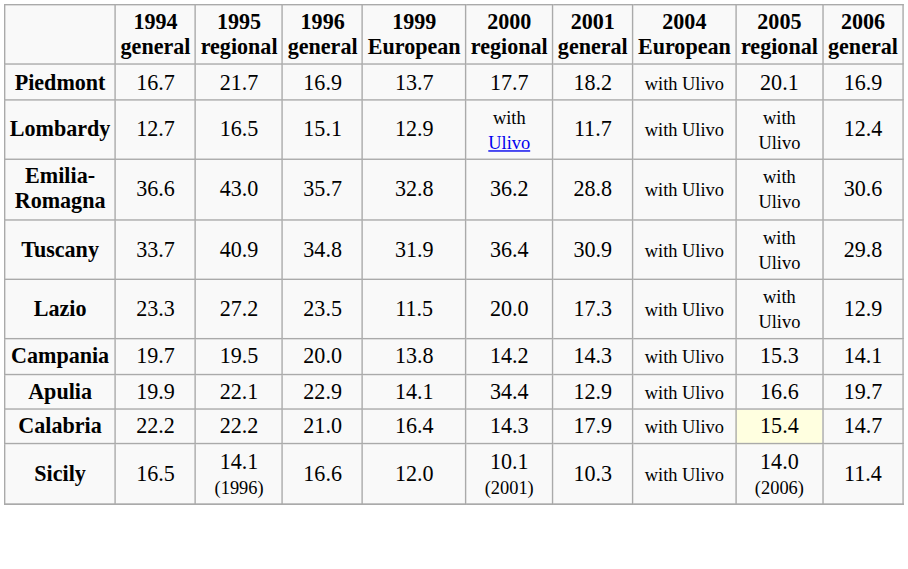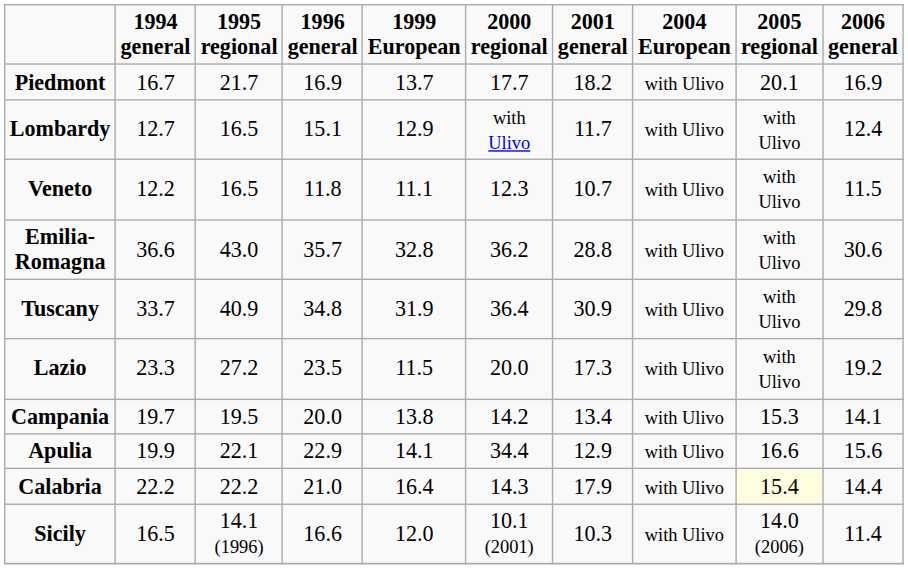+ row: (60, 189)
(863, 308) 12.9 -> (863, 368) 19.2
(593, 356) 14.3 -> (593, 416) 13.4
(863, 391) 19.7 -> (863, 451) 15.6
(863, 426) 14.7 -> (863, 486) 14.4
